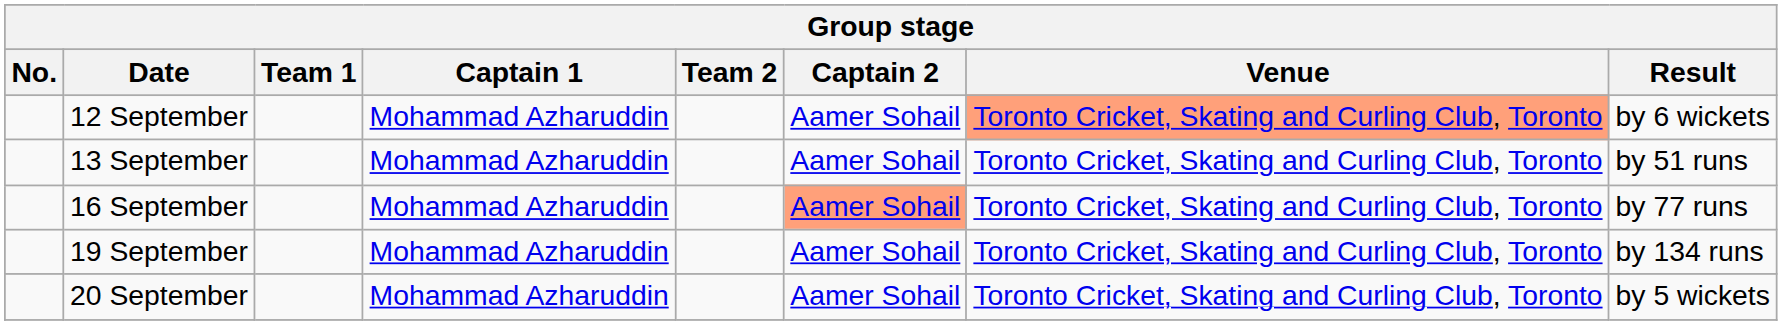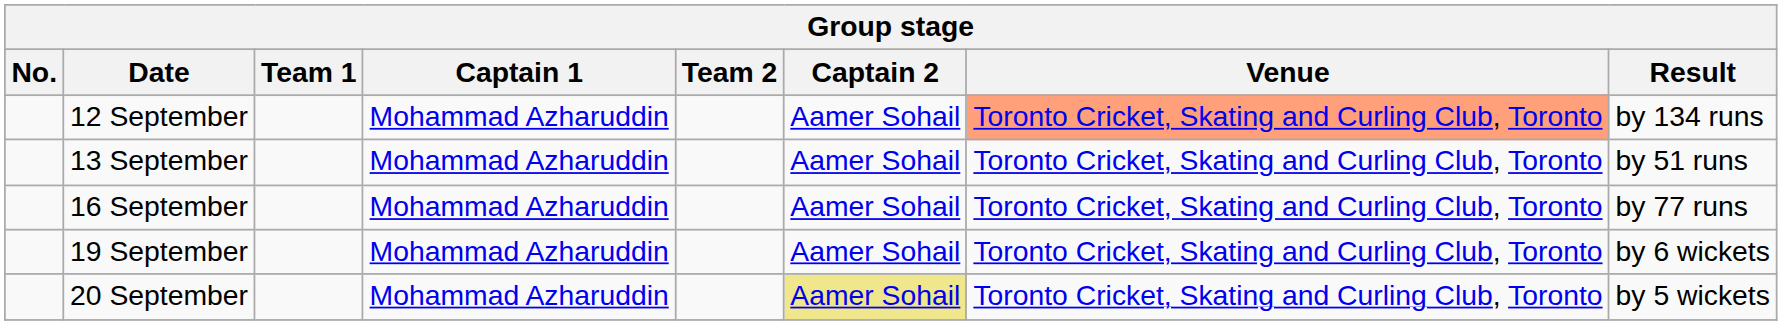(1693, 116) by 6 wickets -> (1690, 116) by 134 runs
(875, 206) lightsalmon background -> (875, 206) no background
(1690, 251) by 134 runs -> (1693, 251) by 6 wickets
(875, 296) no background -> (875, 296) khaki background
